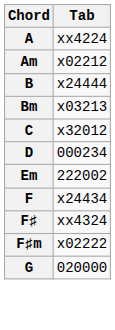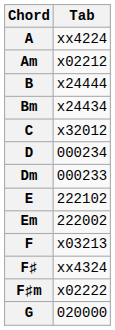(82, 108) x03213 -> (82, 108) x24434
+ row: (29, 176)
+ row: (29, 199)
(82, 199) x24434 -> (82, 245) x03213
